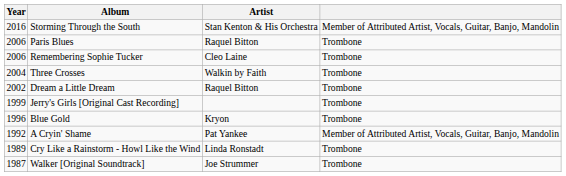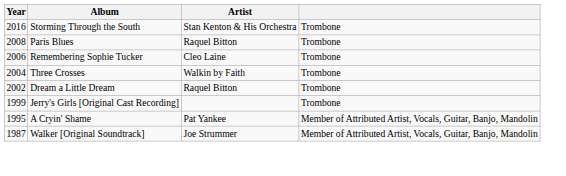(441, 27) Member of Attributed Artist, Vocals, Guitar, Banjo, Mandolin -> (321, 27) Trombone
(16, 42) 2006 -> (16, 42) 2008
- row: (50, 118)
(16, 133) 1992 -> (16, 118) 1995
- row: (115, 149)
(342, 164) Trombone -> (419, 133) Member of Attributed Artist, Vocals, Guitar, Banjo, Mandolin
